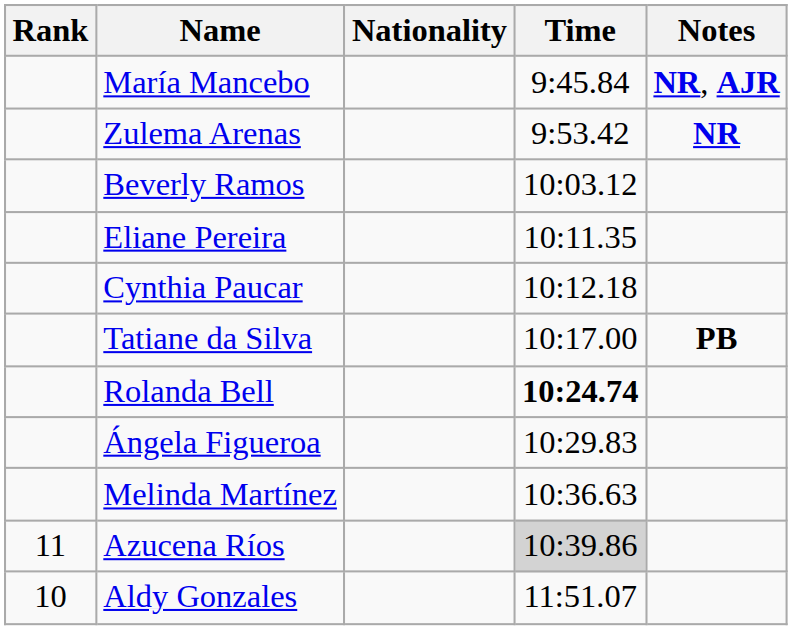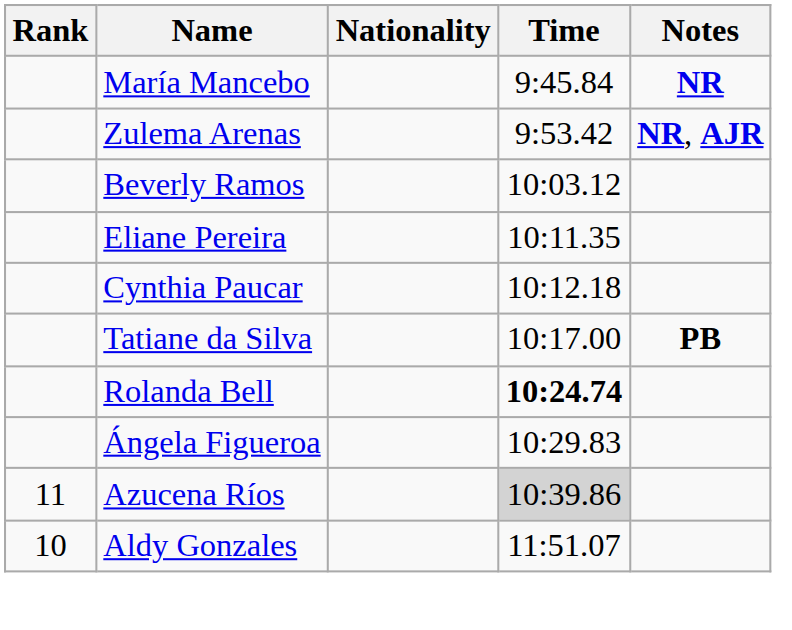(717, 81) NR, AJR -> (700, 81) NR
(717, 133) NR -> (700, 133) NR, AJR
- row: (220, 493)
